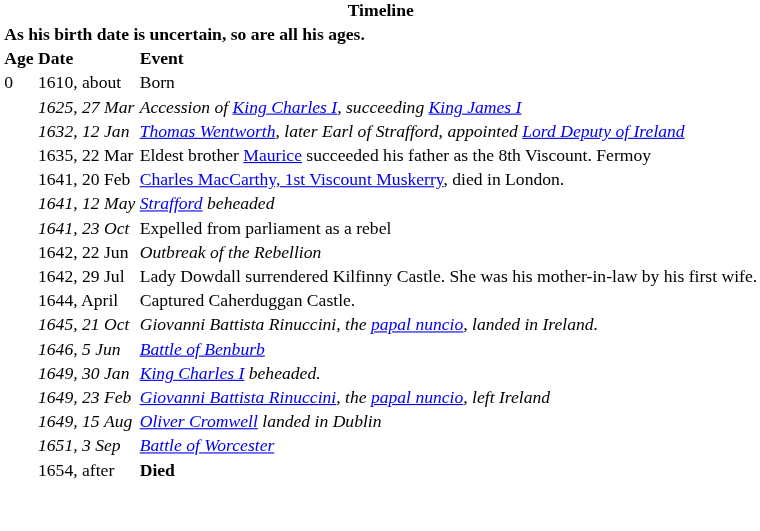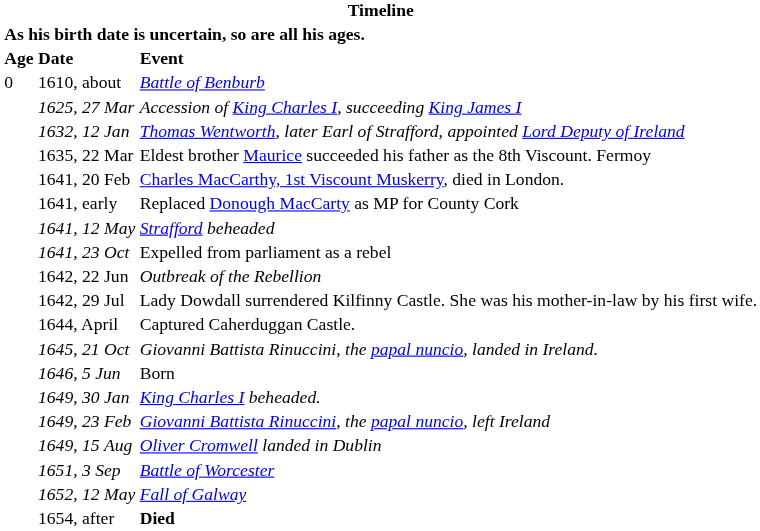(157, 82) Born -> (202, 82) Battle of Benburb
+ row: (78, 203)
(202, 348) Battle of Benburb -> (157, 373) Born
+ row: (87, 494)
